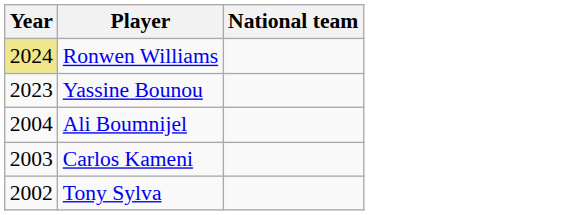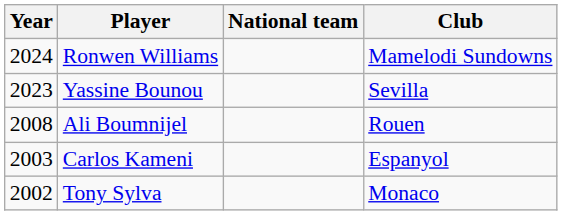+ column: (460, 21)
(31, 55) khaki background -> (31, 55) no background
(31, 124) 2004 -> (31, 124) 2008
